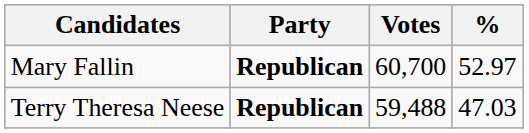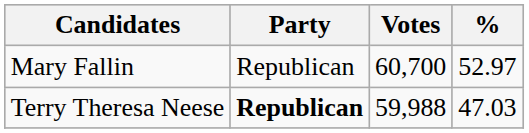(300, 66) bold -> (295, 66) normal
(411, 107) 59,488 -> (411, 107) 59,988
